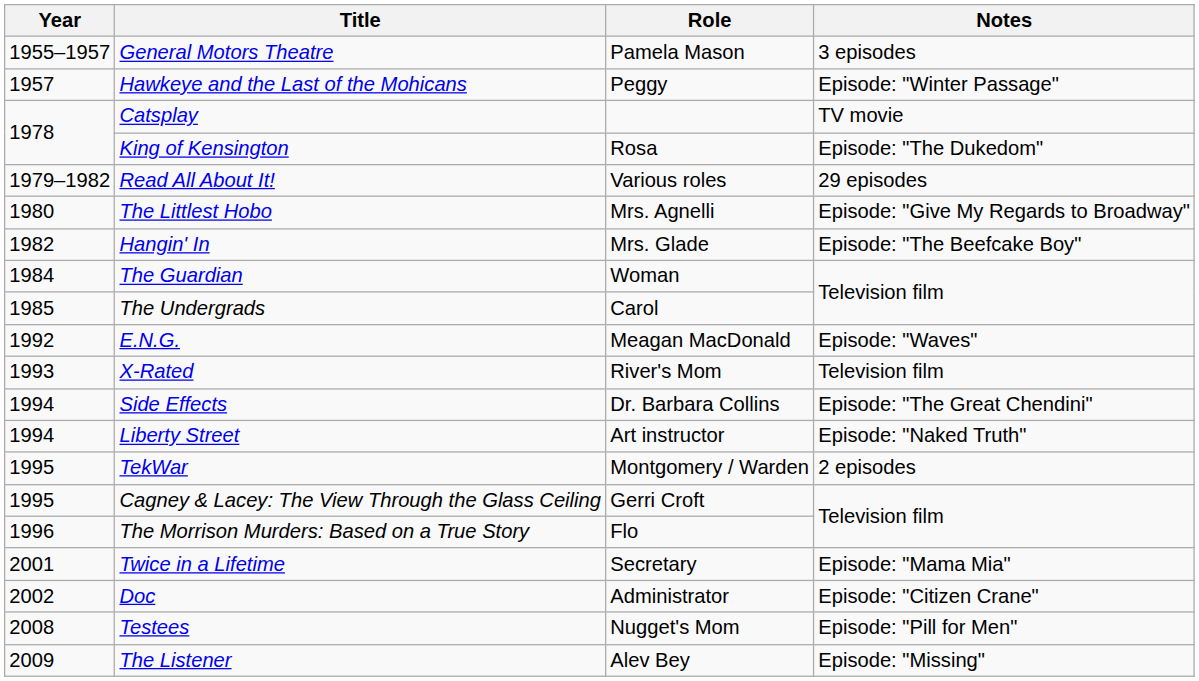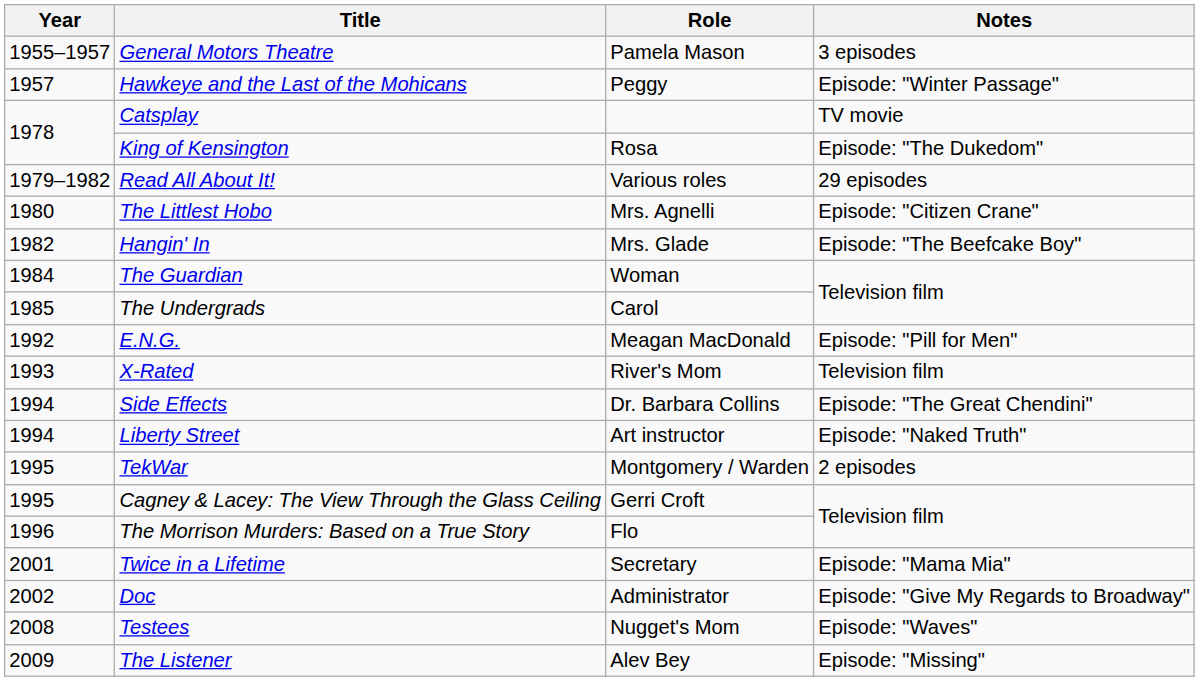(1004, 212) Episode: "Give My Regards to Broadway" -> (929, 212) Episode: "Citizen Crane"
(898, 340) Episode: "Waves" -> (918, 340) Episode: "Pill for Men"
(929, 595) Episode: "Citizen Crane" -> (1004, 595) Episode: "Give My Regards to Broadway"
(918, 627) Episode: "Pill for Men" -> (898, 627) Episode: "Waves"
